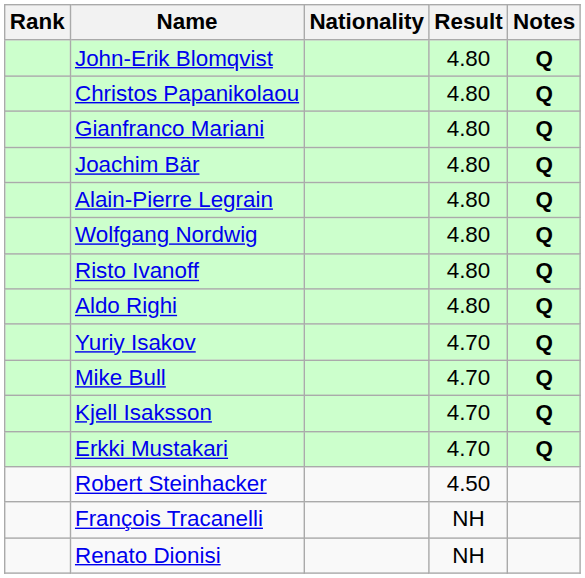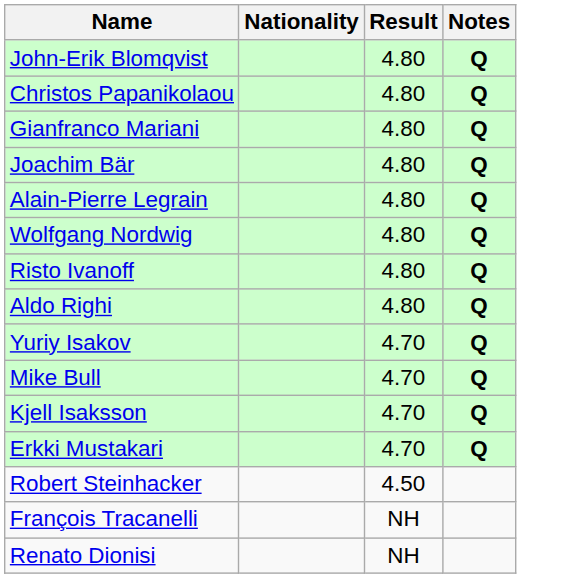- column: (37, 22)
